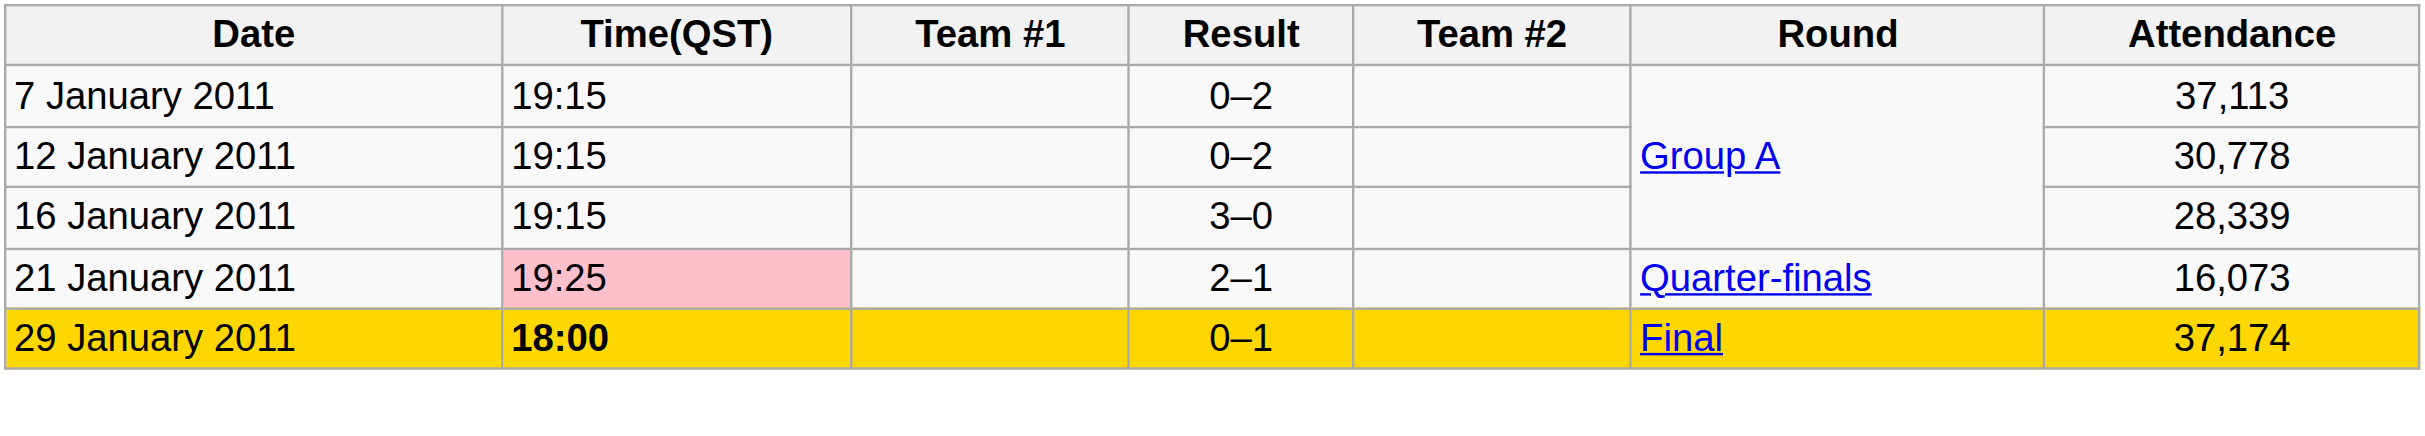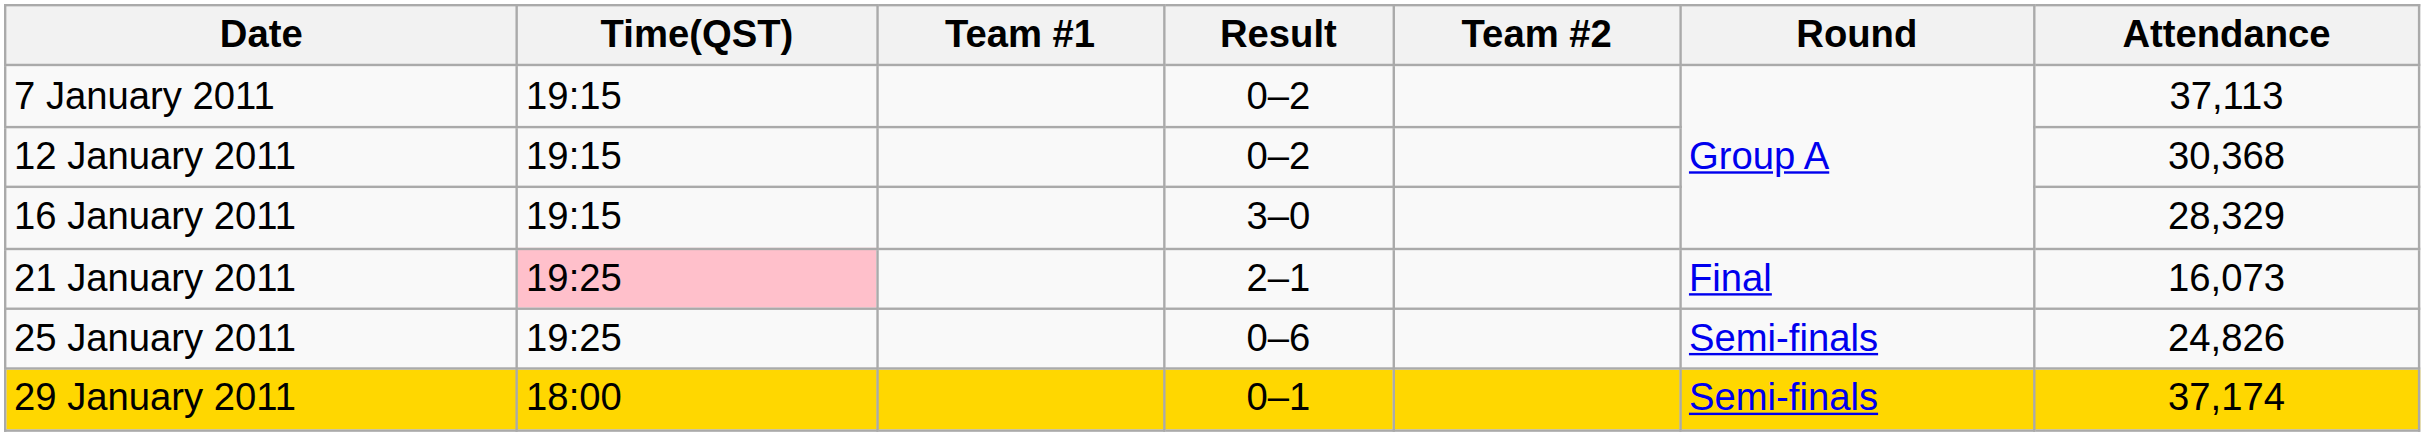(2232, 156) 30,778 -> (2227, 156) 30,368
(2232, 216) 28,339 -> (2227, 216) 28,329
(1756, 277) Quarter-finals -> (1730, 277) Final
+ row: (155, 338)
(560, 338) bold -> (574, 398) normal
(1682, 338) Final -> (1784, 398) Semi-finals
